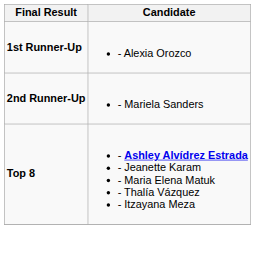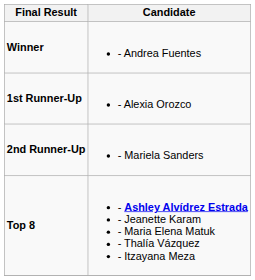+ row: (25, 47)
